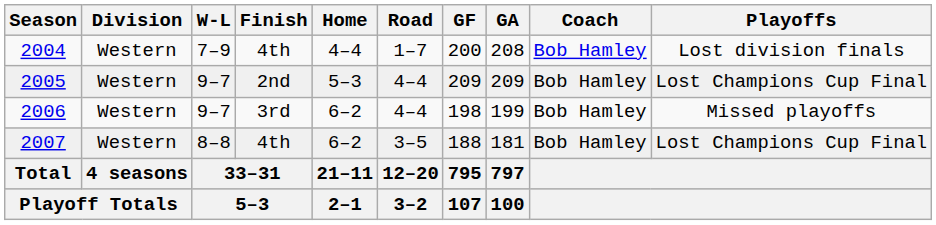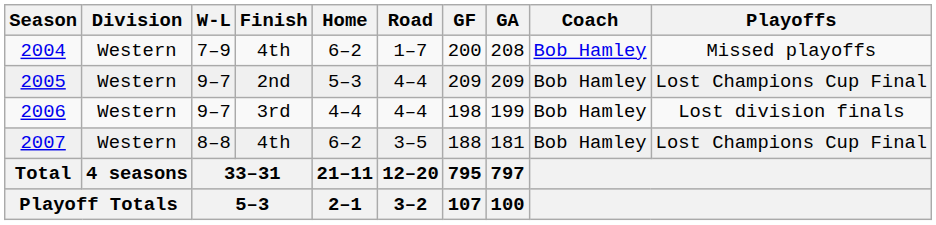(345, 51) 4–4 -> (345, 51) 6–2
(791, 51) Lost division finals -> (791, 51) Missed playoffs
(345, 112) 6–2 -> (345, 112) 4–4
(791, 112) Missed playoffs -> (791, 112) Lost division finals
